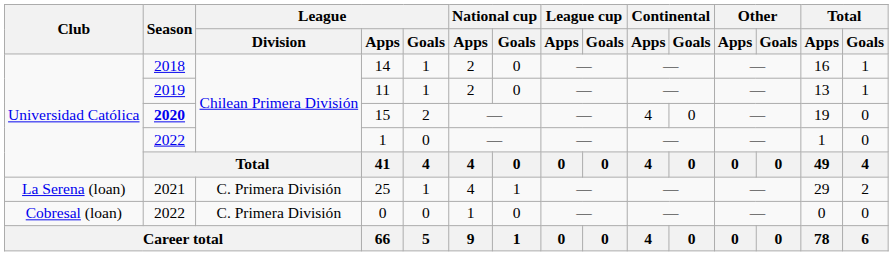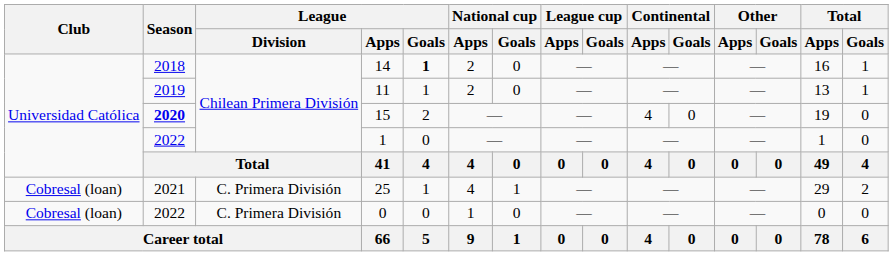(426, 66) normal -> (426, 66) bold
(74, 189) La Serena (loan) -> (74, 189) Cobresal (loan)
